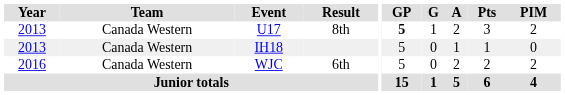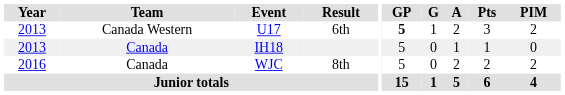(341, 30) 8th -> (341, 30) 6th
(147, 47) Canada Western -> (147, 47) Canada
(147, 64) Canada Western -> (147, 64) Canada
(341, 64) 6th -> (341, 64) 8th
